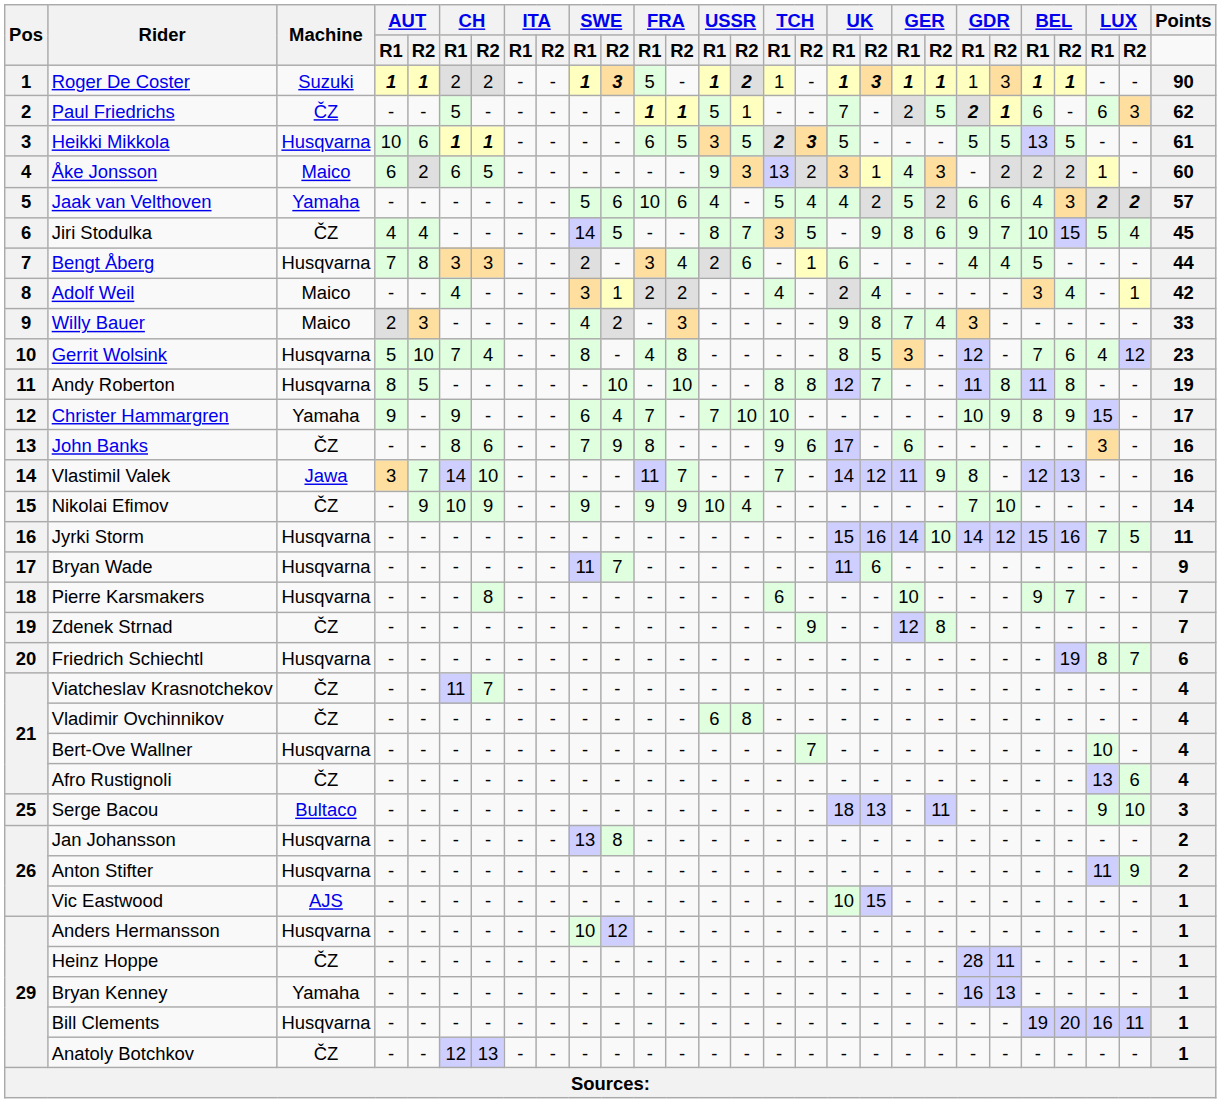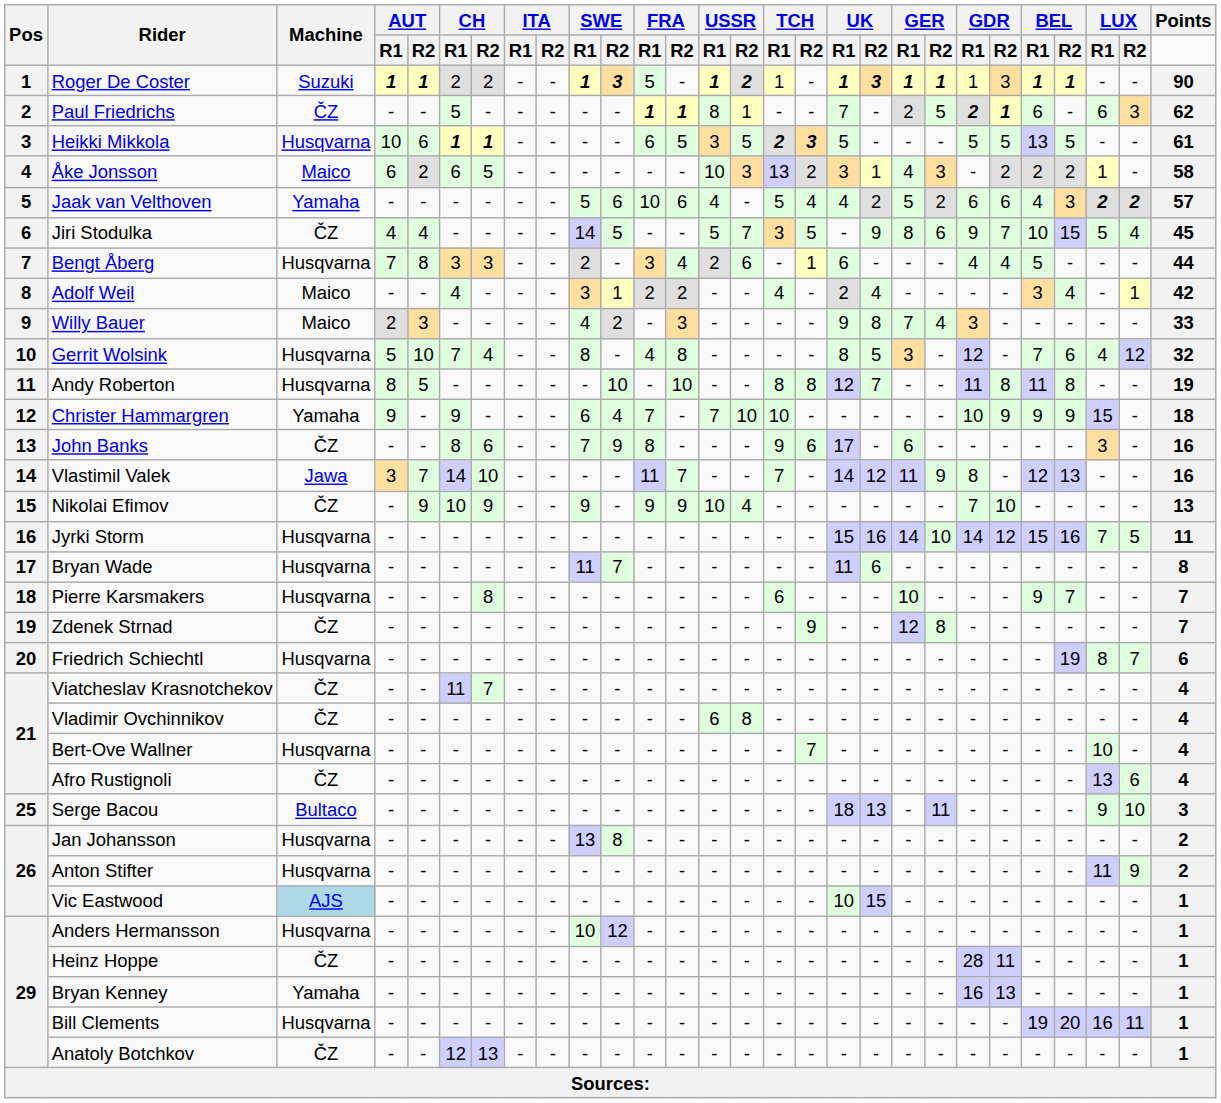(714, 111) 5 -> (714, 111) 8
(714, 172) 9 -> (714, 172) 10
(1183, 172) 60 -> (1183, 172) 58
(714, 232) 8 -> (714, 232) 5
(1183, 354) 23 -> (1183, 354) 32
(1038, 415) 8 -> (1038, 415) 9
(1183, 415) 17 -> (1183, 415) 18
(1183, 506) 14 -> (1183, 506) 13
(1183, 566) 9 -> (1183, 566) 8
(326, 901) no background -> (326, 901) lightblue background
